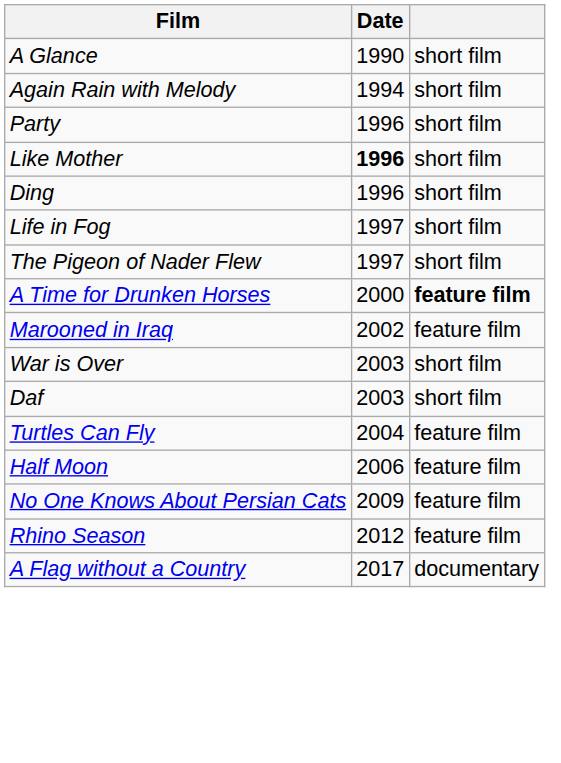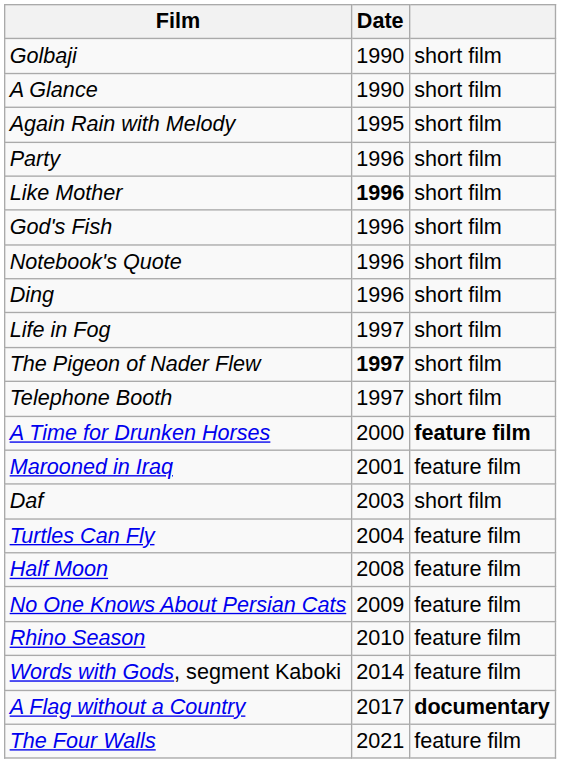+ row: (43, 55)
(380, 90) 1994 -> (380, 124) 1995
+ row: (61, 227)
+ row: (96, 261)
(380, 261) normal -> (380, 364) bold
+ row: (91, 398)
(380, 329) 2002 -> (380, 466) 2001
- row: (66, 364)
(380, 466) 2006 -> (380, 569) 2008
(380, 535) 2012 -> (380, 638) 2010
+ row: (175, 672)
(477, 569) normal -> (482, 706) bold
+ row: (83, 741)
